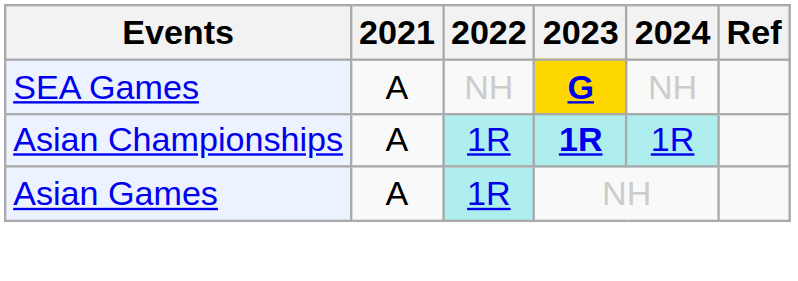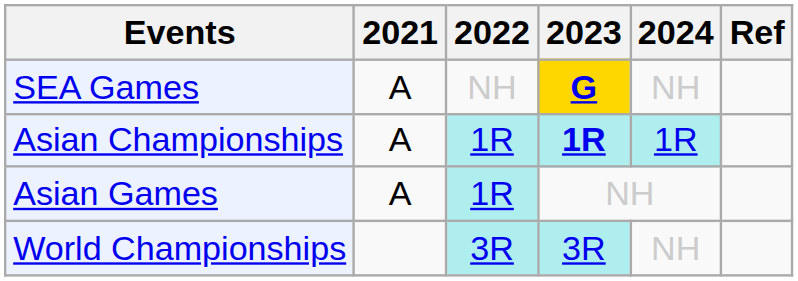+ row: (180, 248)
